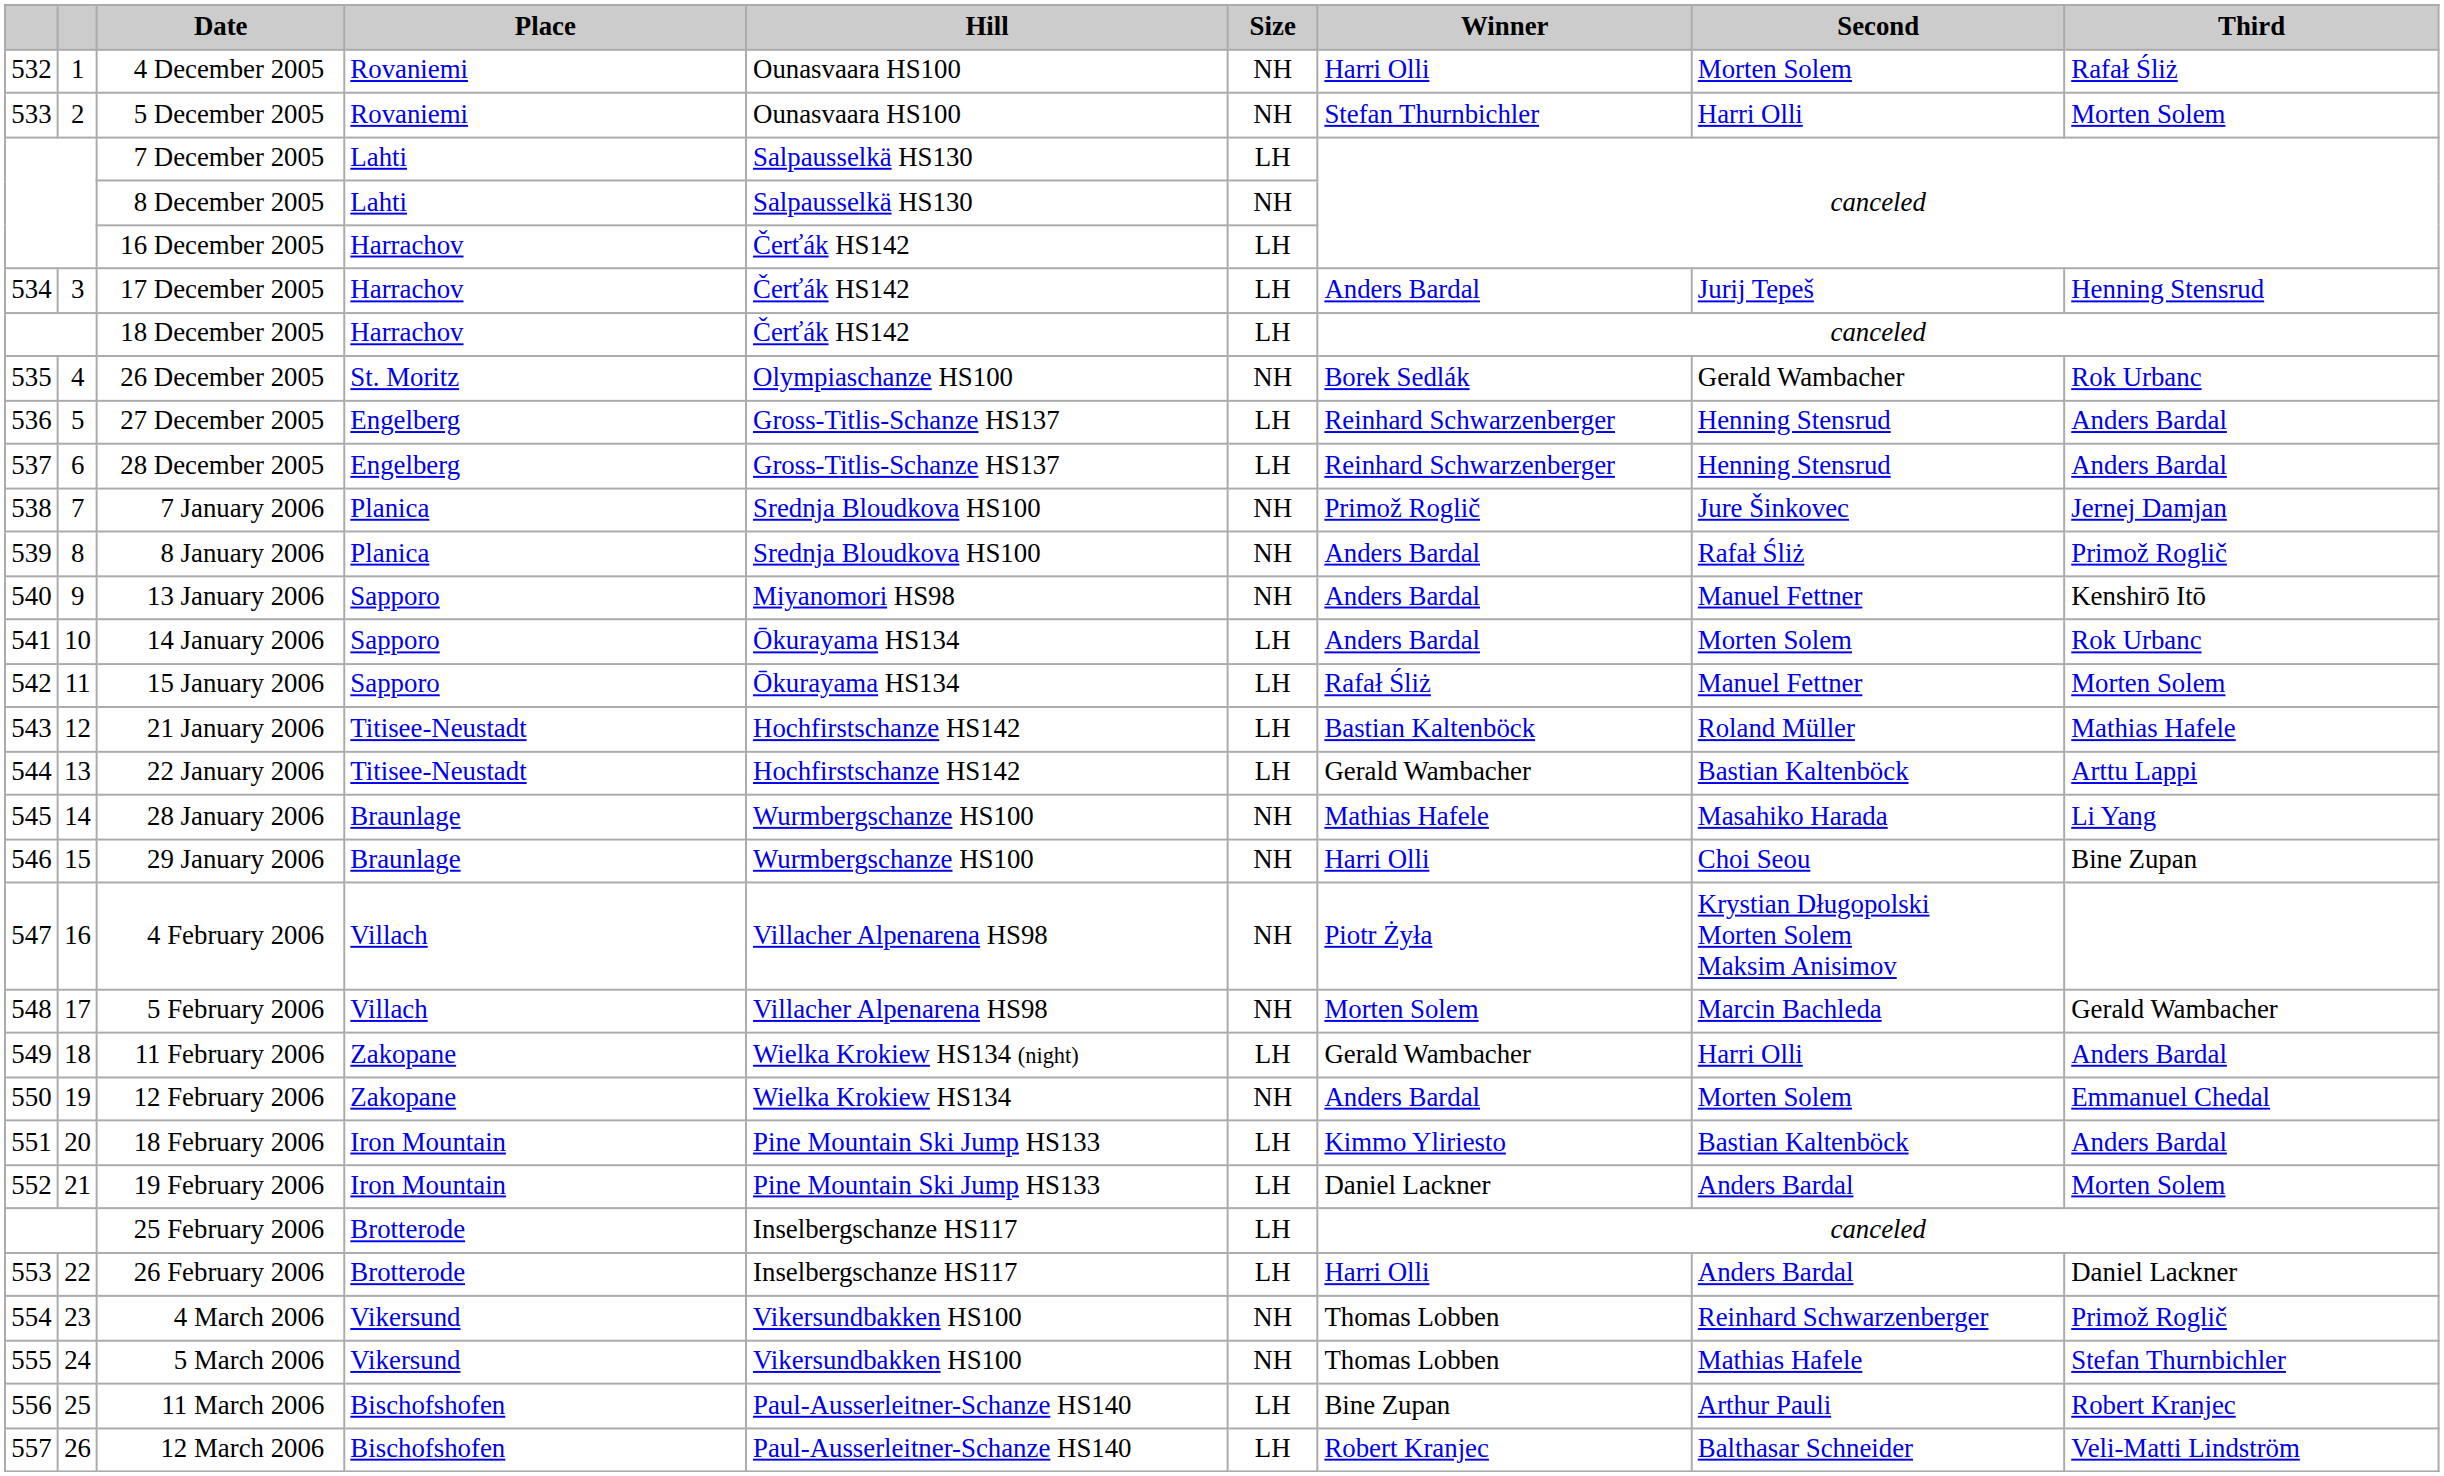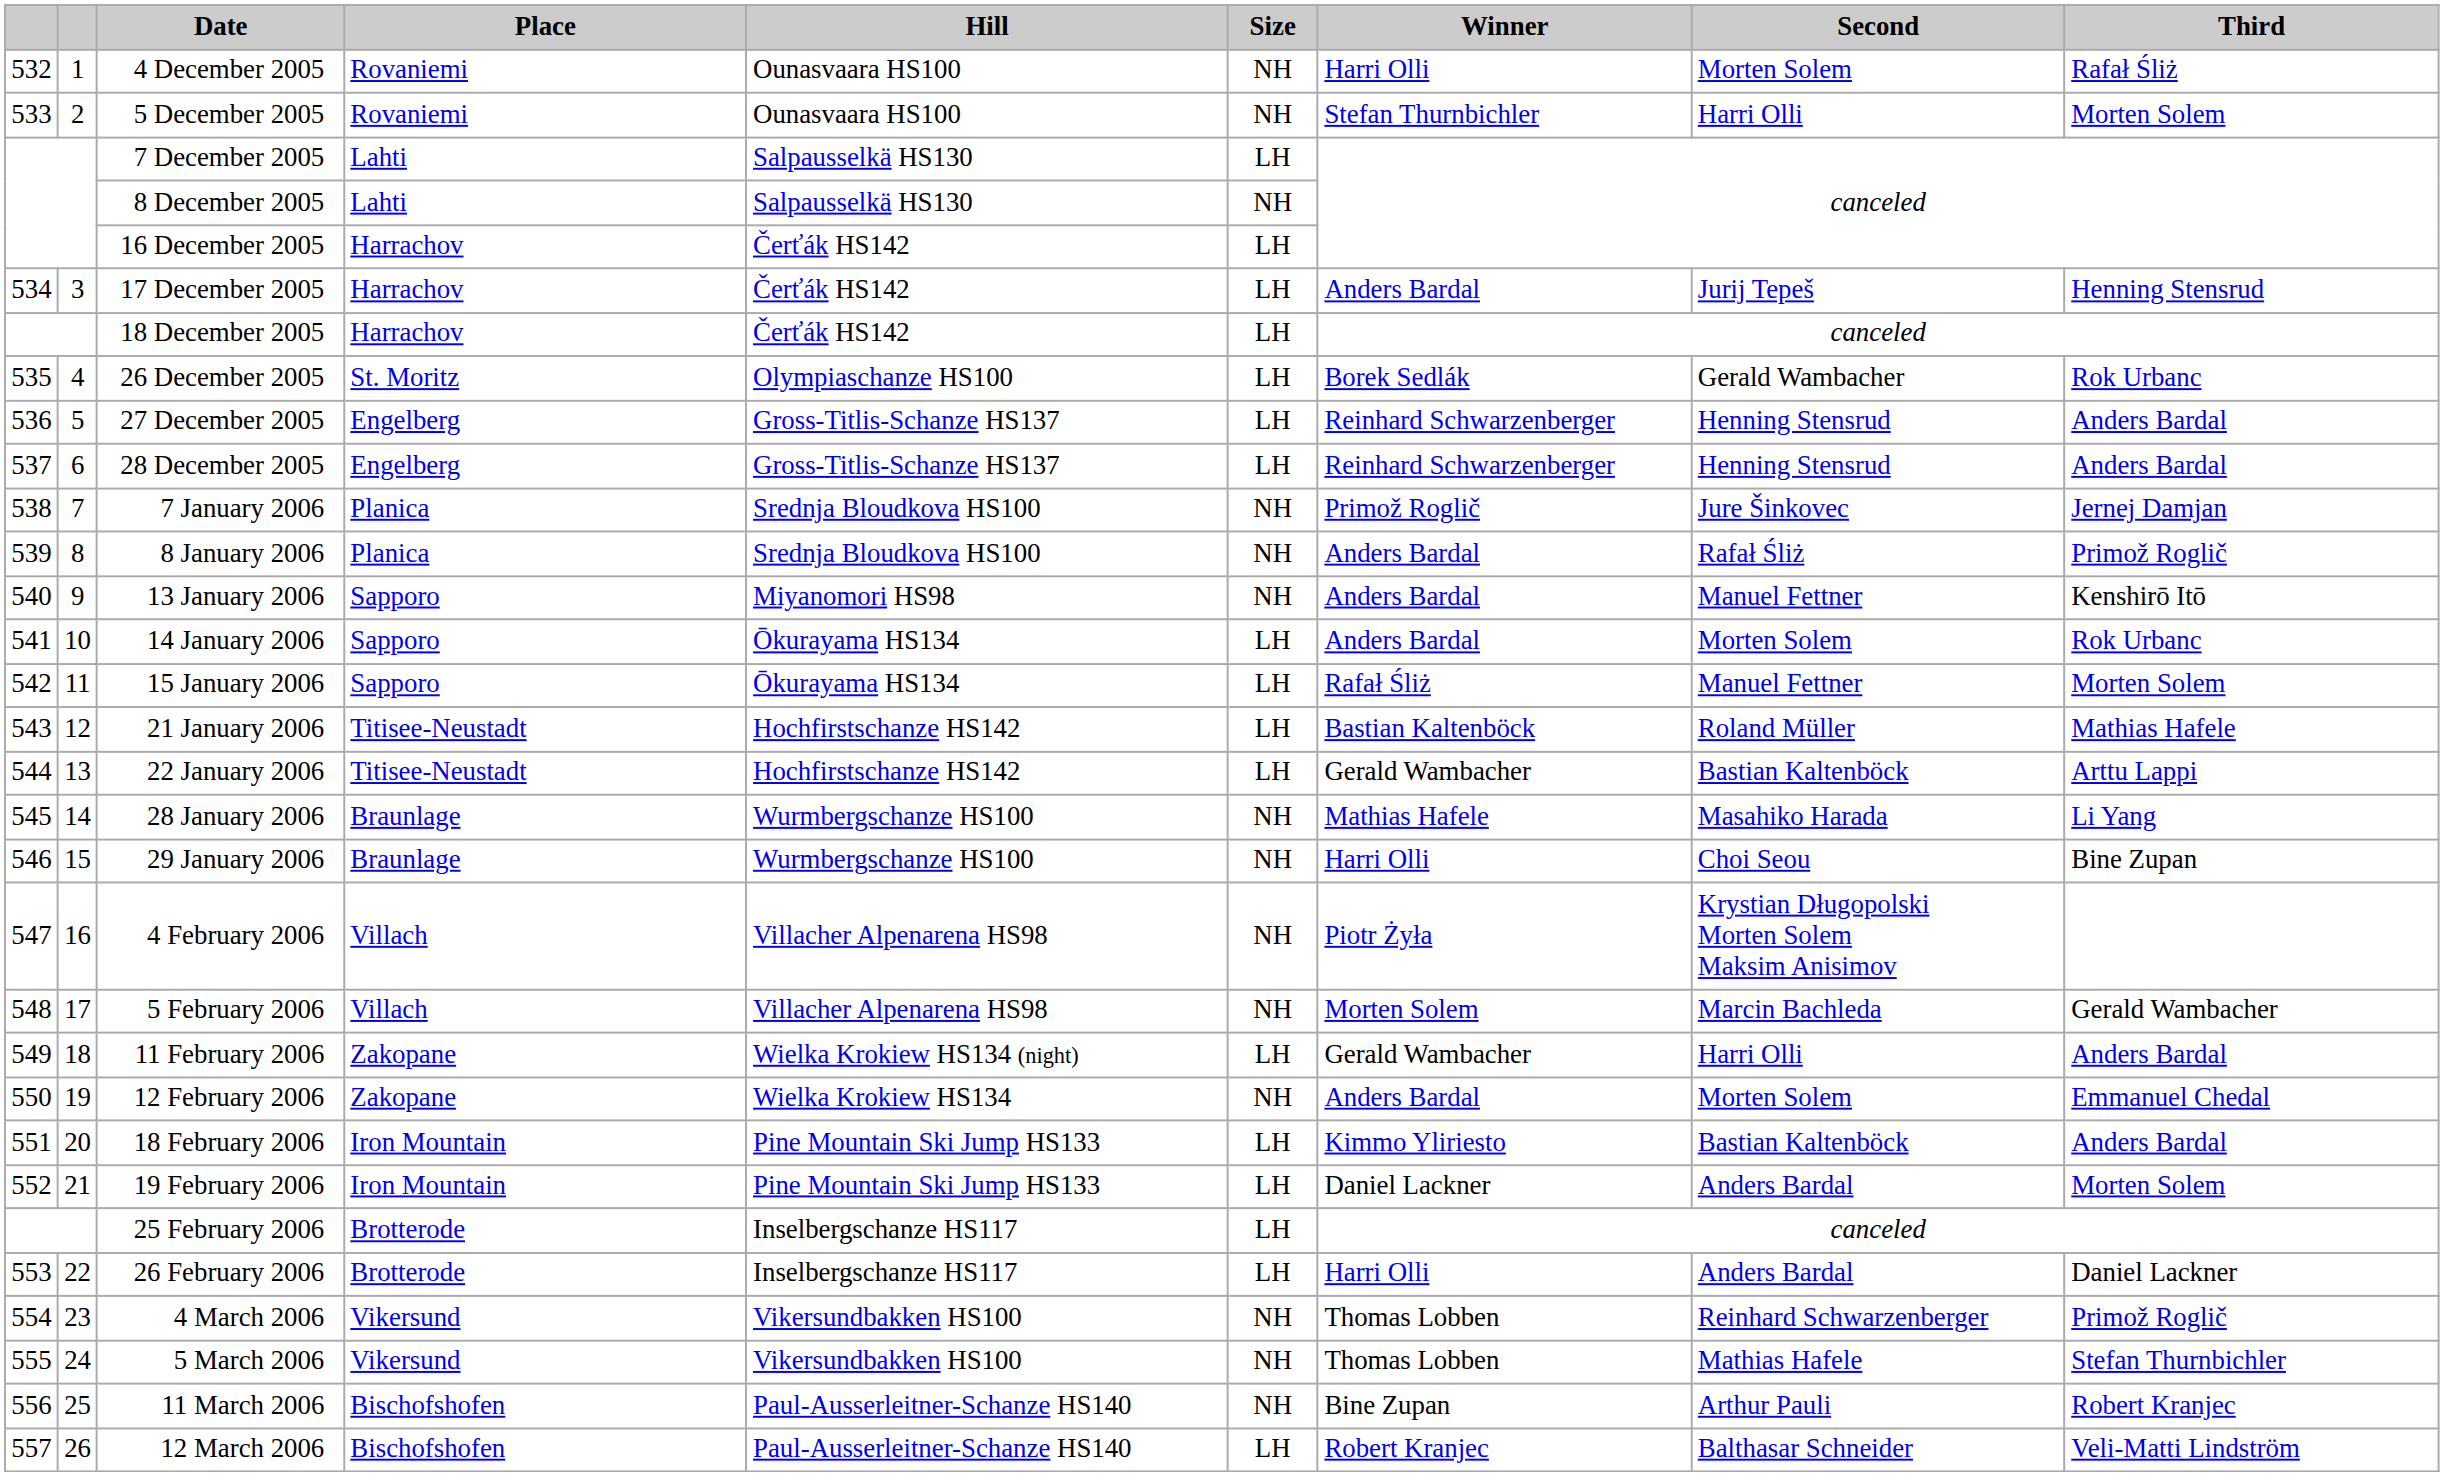(1273, 377) NH -> (1273, 377) LH
(1273, 1404) LH -> (1273, 1404) NH
